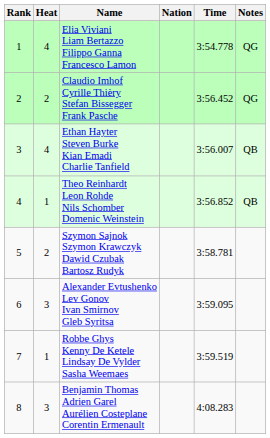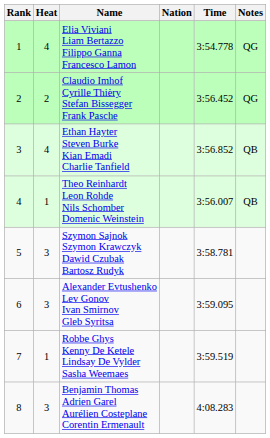(215, 149) 3:56.007 -> (215, 149) 3:56.852
(215, 201) 3:56.852 -> (215, 201) 3:56.007
(46, 253) 2 -> (46, 253) 3
